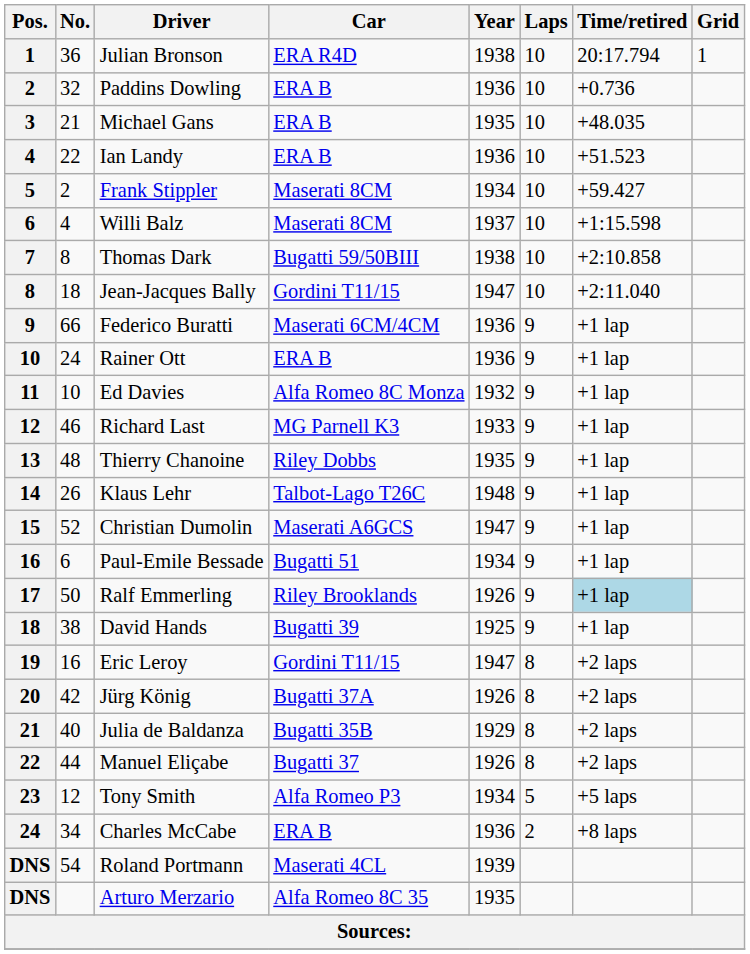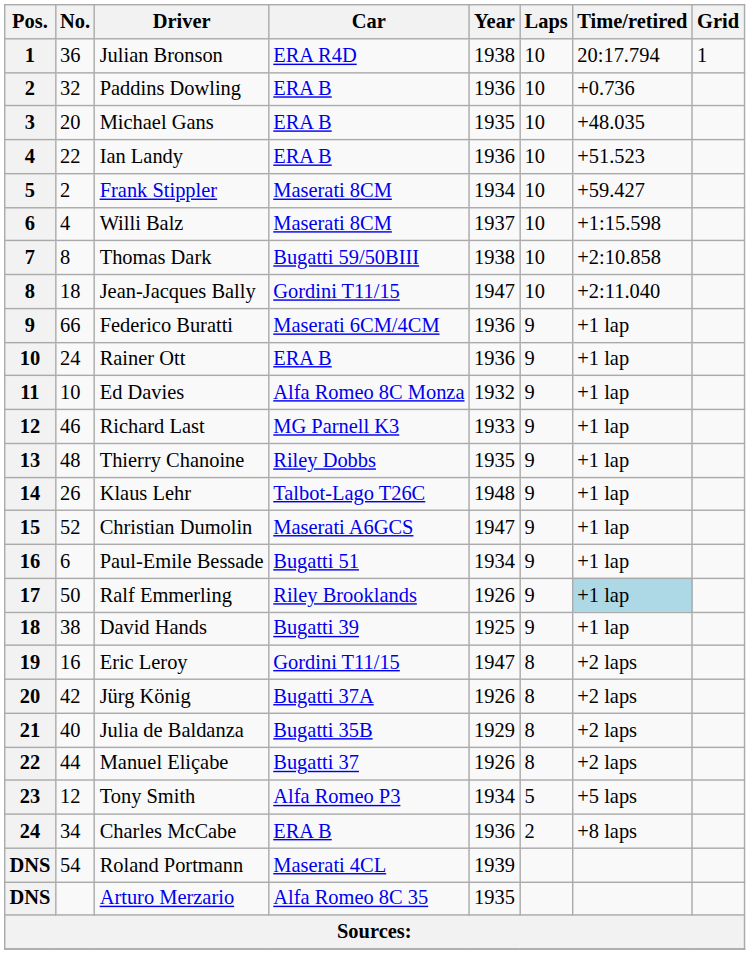(70, 122) 21 -> (70, 122) 20
